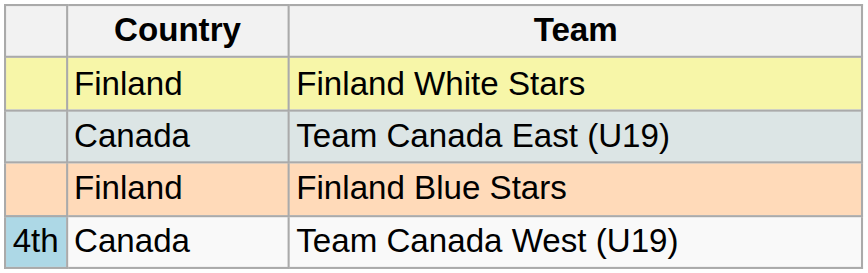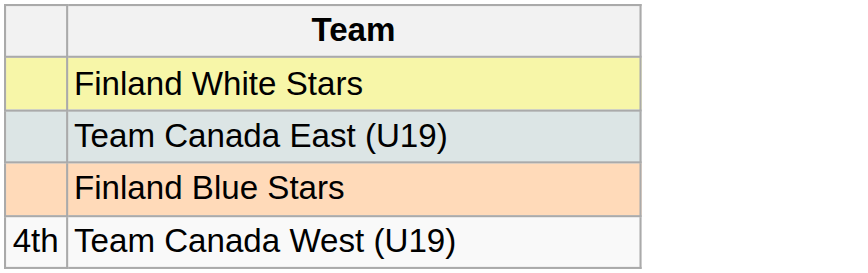- column: (177, 30)
(36, 240) lightblue background -> (36, 240) no background
